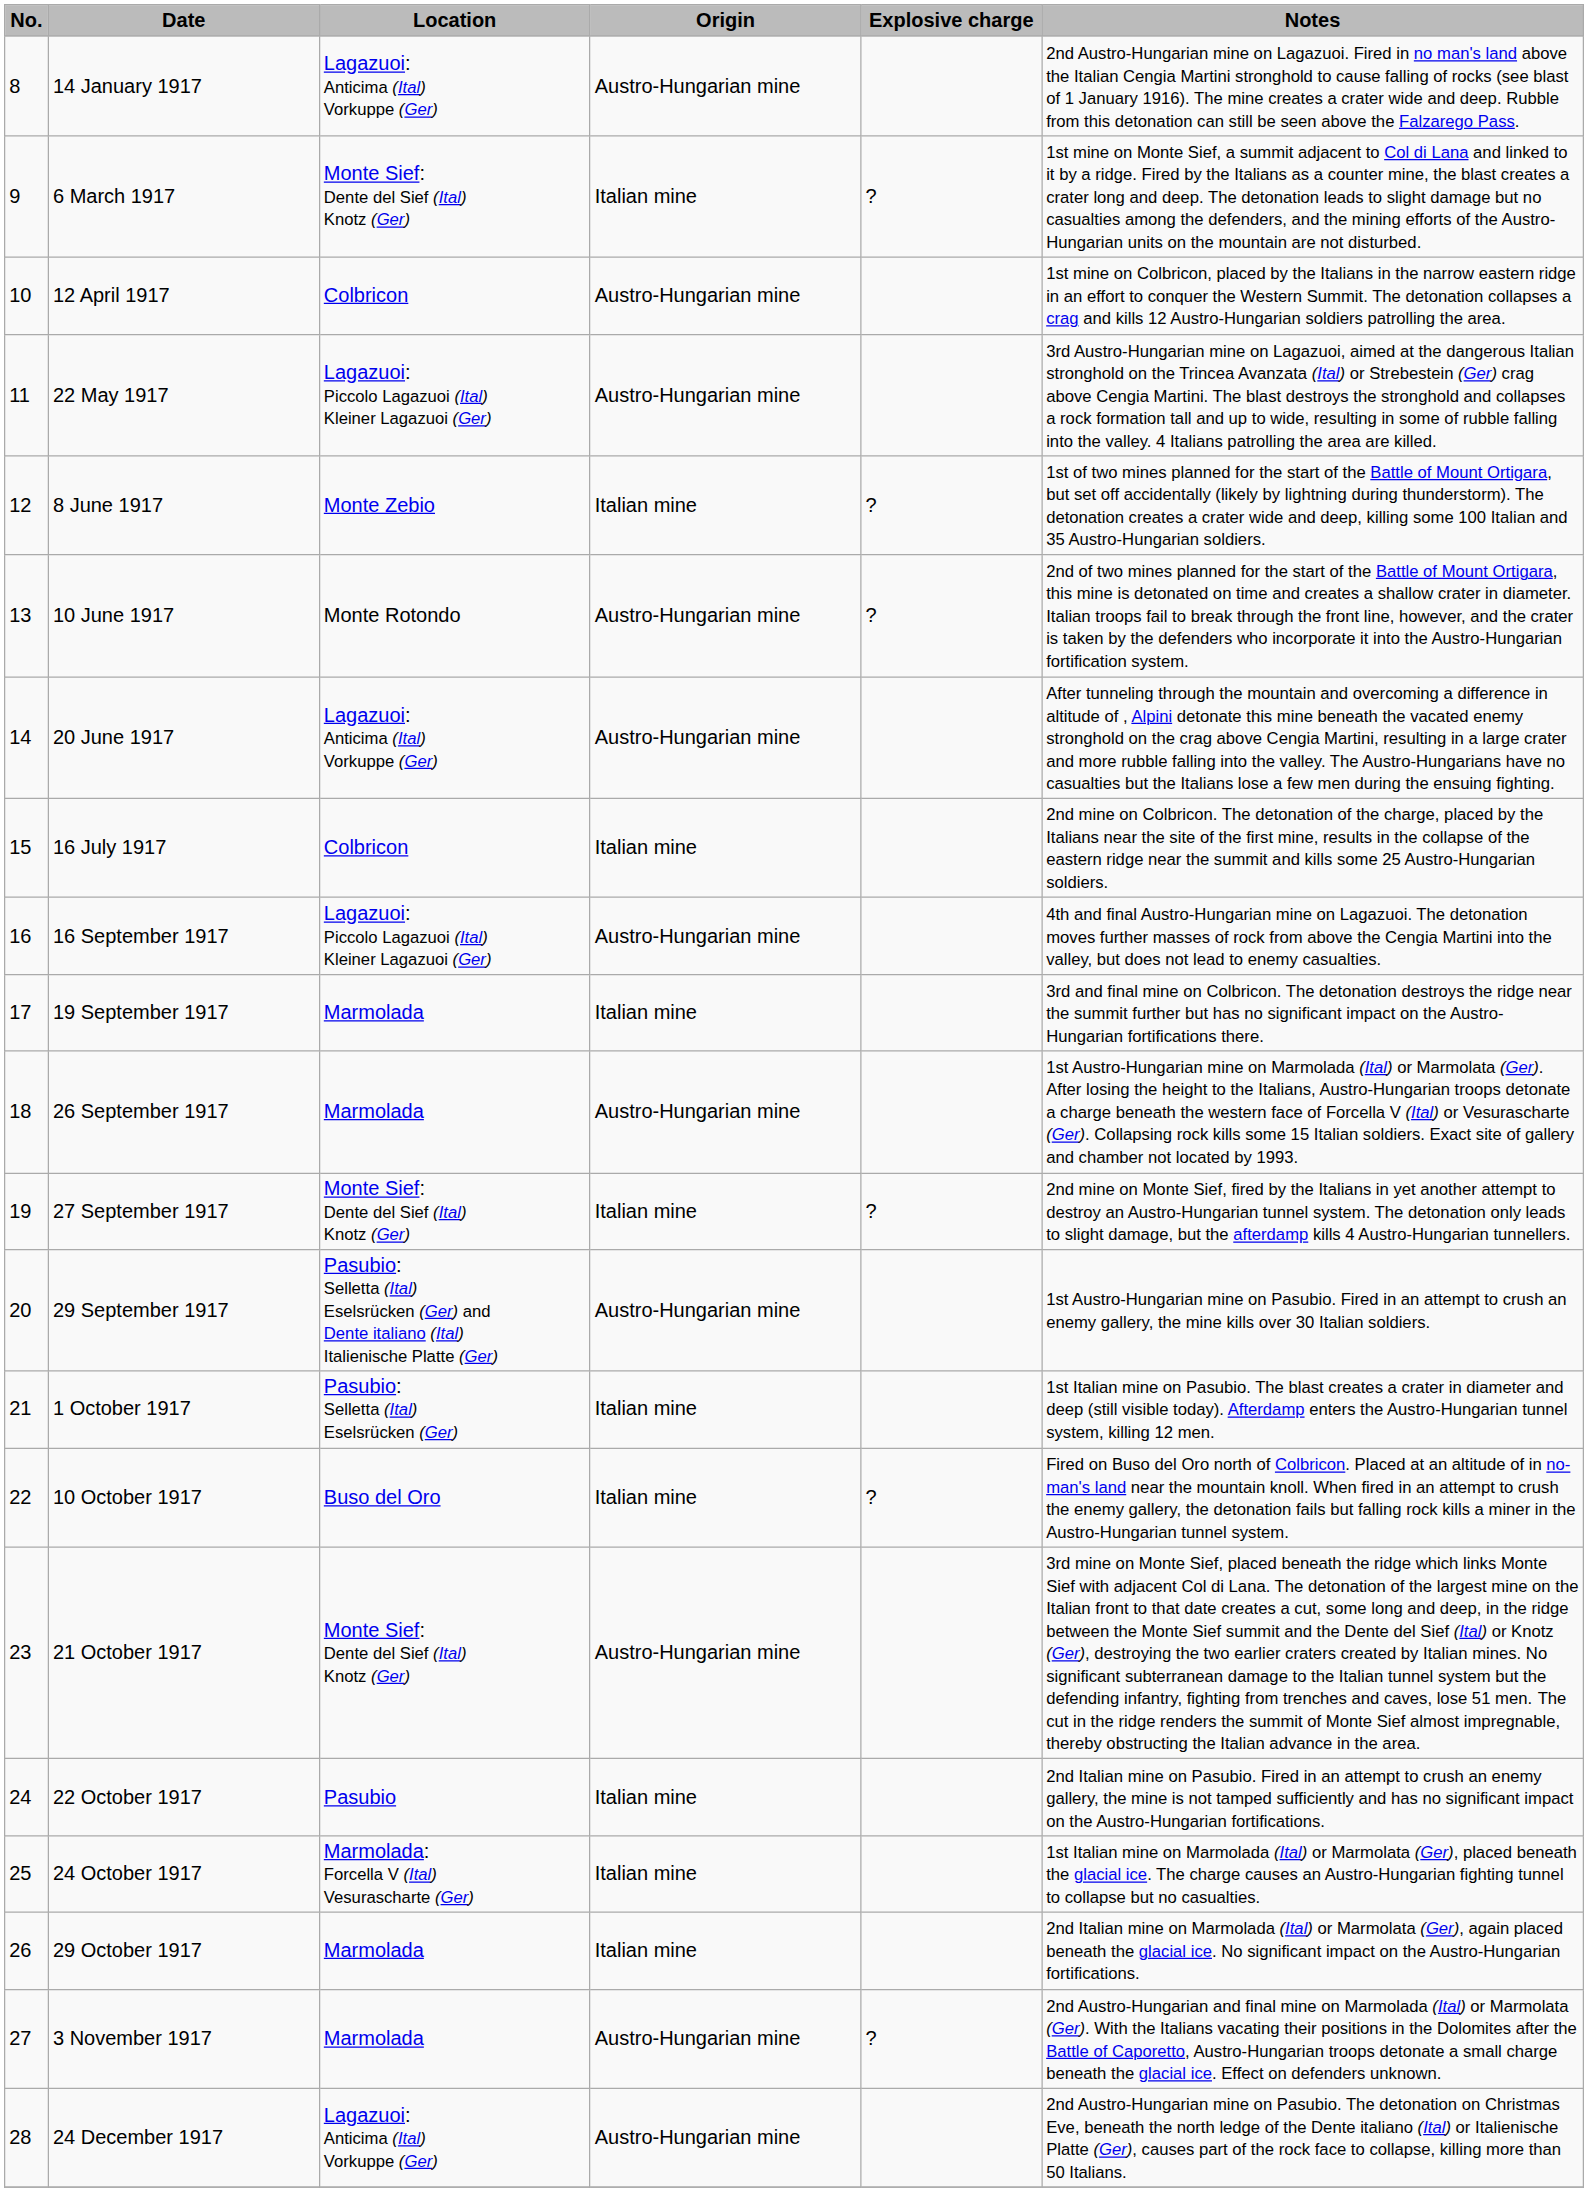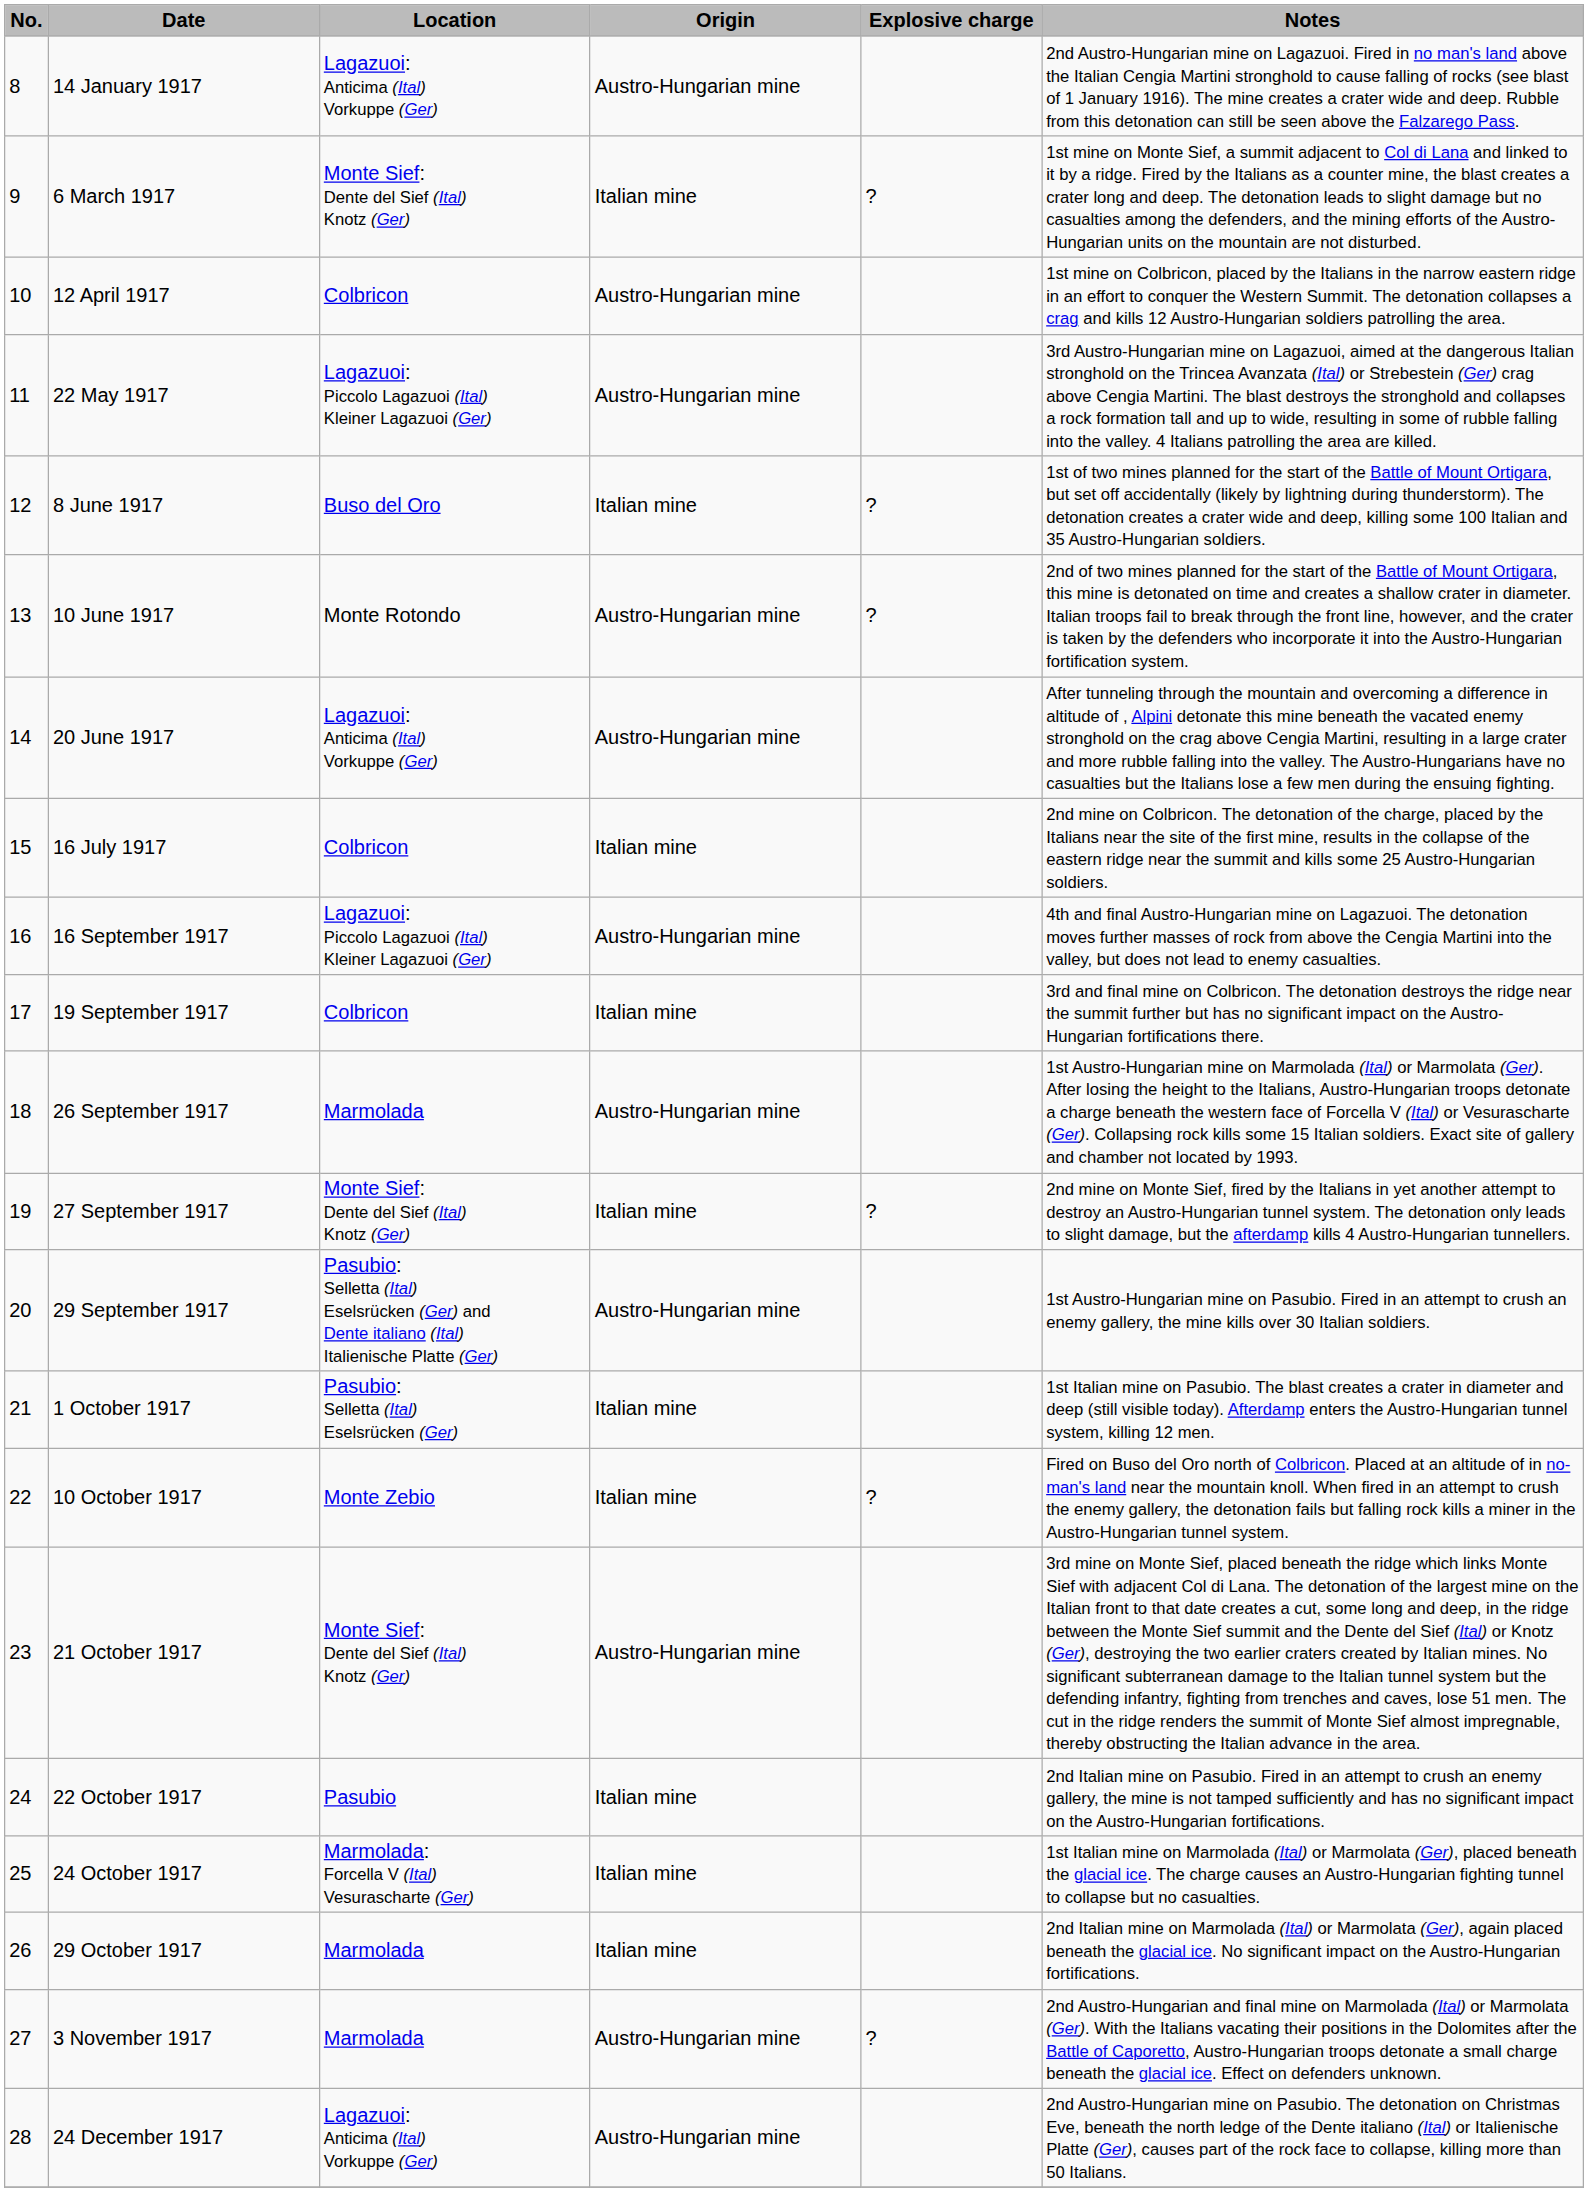(379, 505) Monte Zebio -> (382, 505) Buso del Oro
(374, 1012) Marmolada -> (366, 1012) Colbricon
(382, 1497) Buso del Oro -> (379, 1497) Monte Zebio
